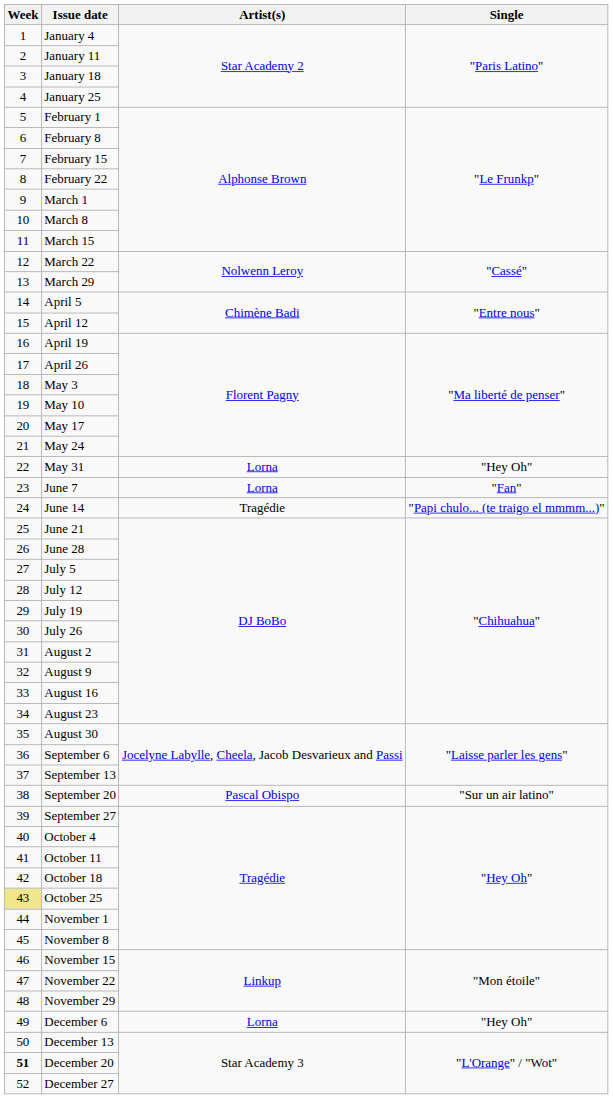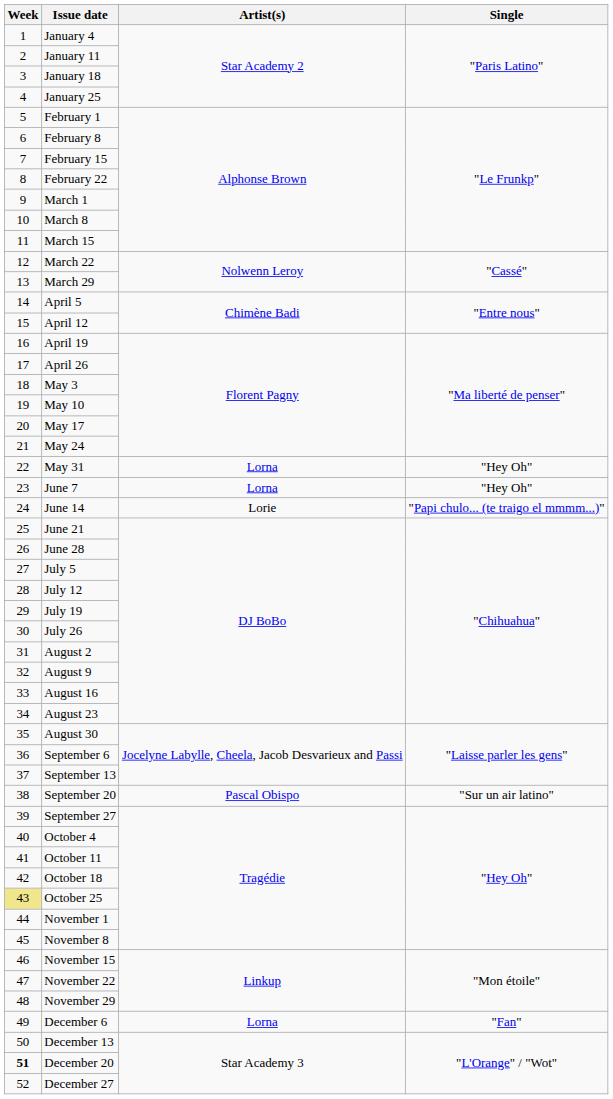(507, 487) "Fan" -> (507, 487) "Hey Oh"
(262, 508) Tragédie -> (262, 508) Lorie
(507, 1021) "Hey Oh" -> (507, 1021) "Fan"
